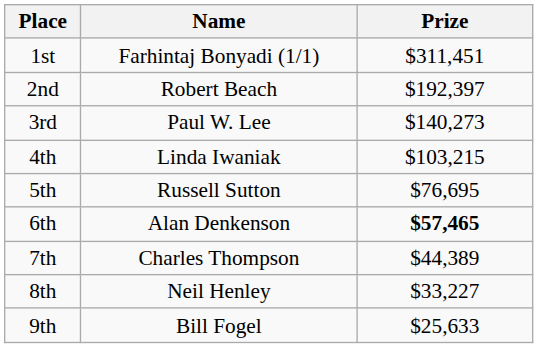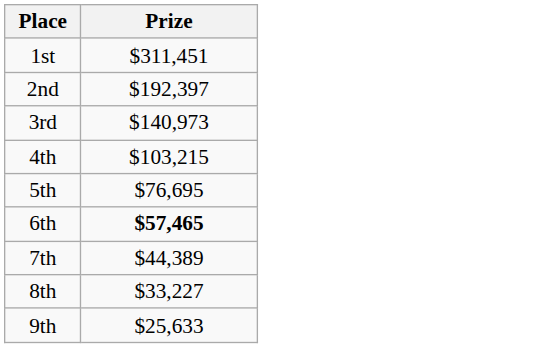- column: (219, 21)
(445, 122) $140,273 -> (169, 122) $140,973
